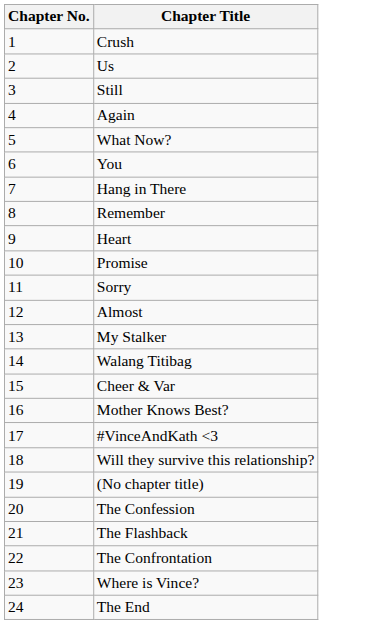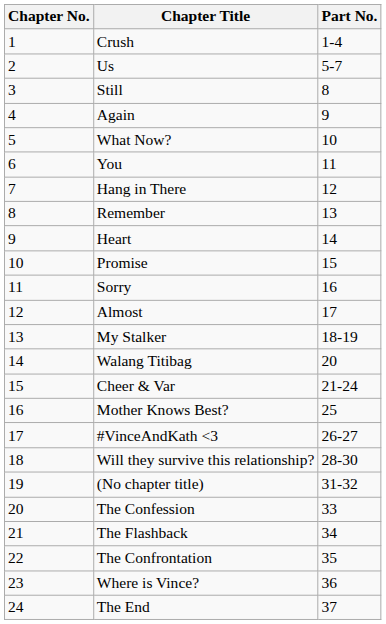+ column: (349, 16)
